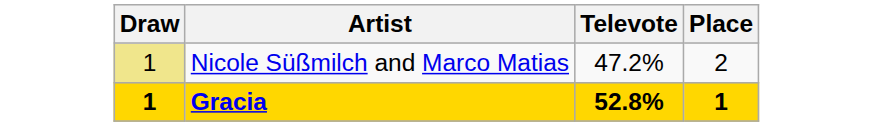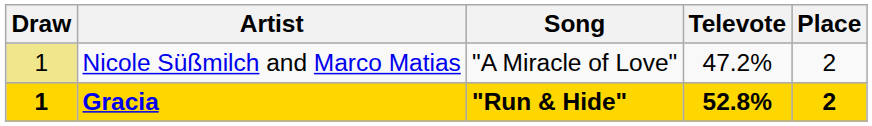+ column: (575, 23)
(721, 101) 1 -> (829, 101) 2
